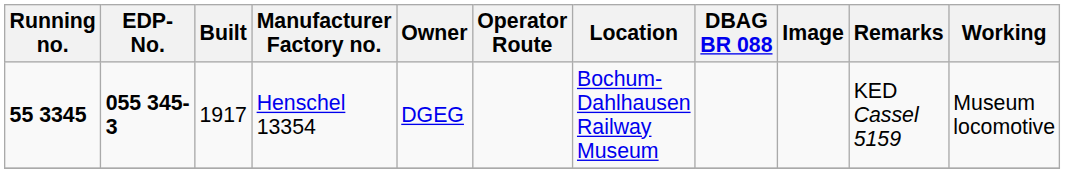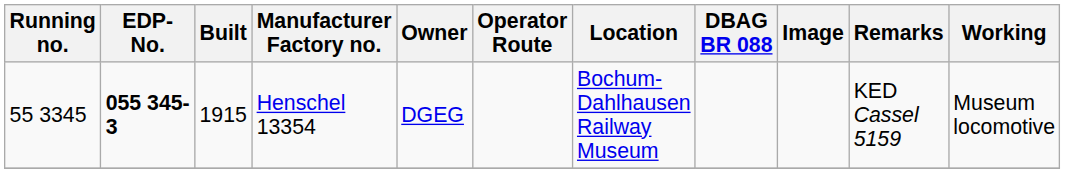(48, 114) bold -> (48, 114) normal
(223, 114) 1917 -> (223, 114) 1915
